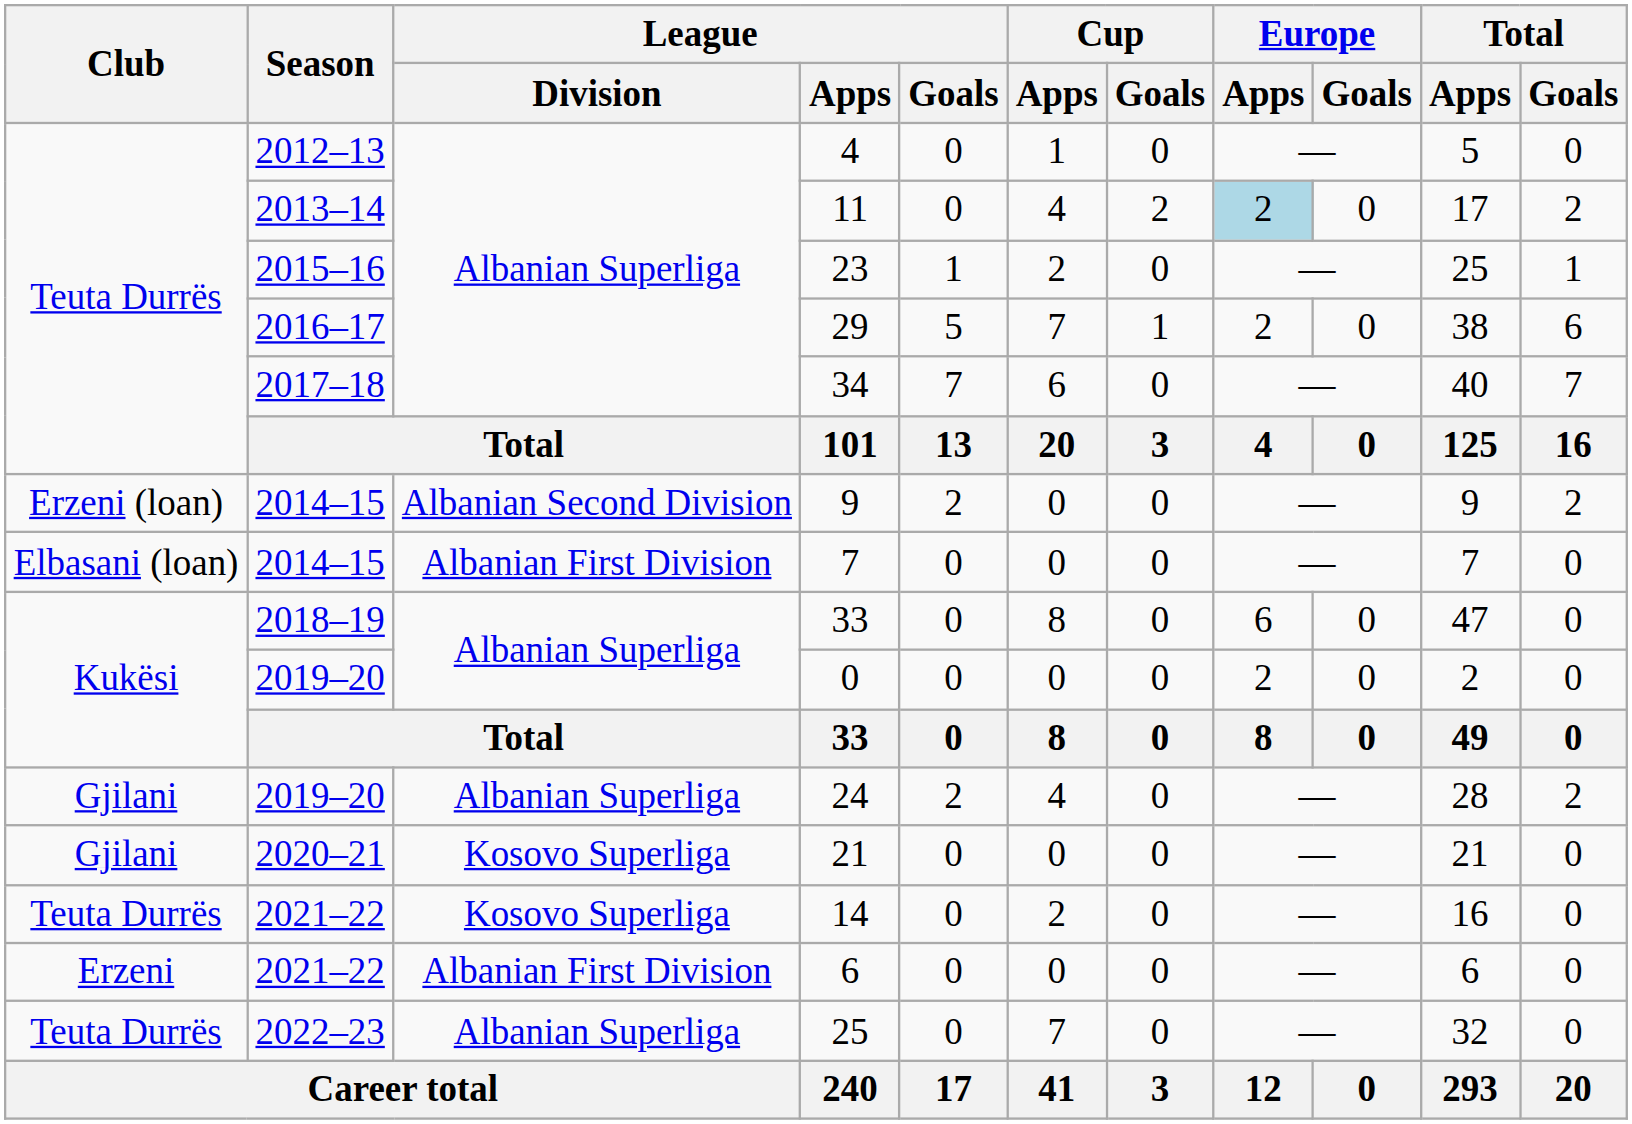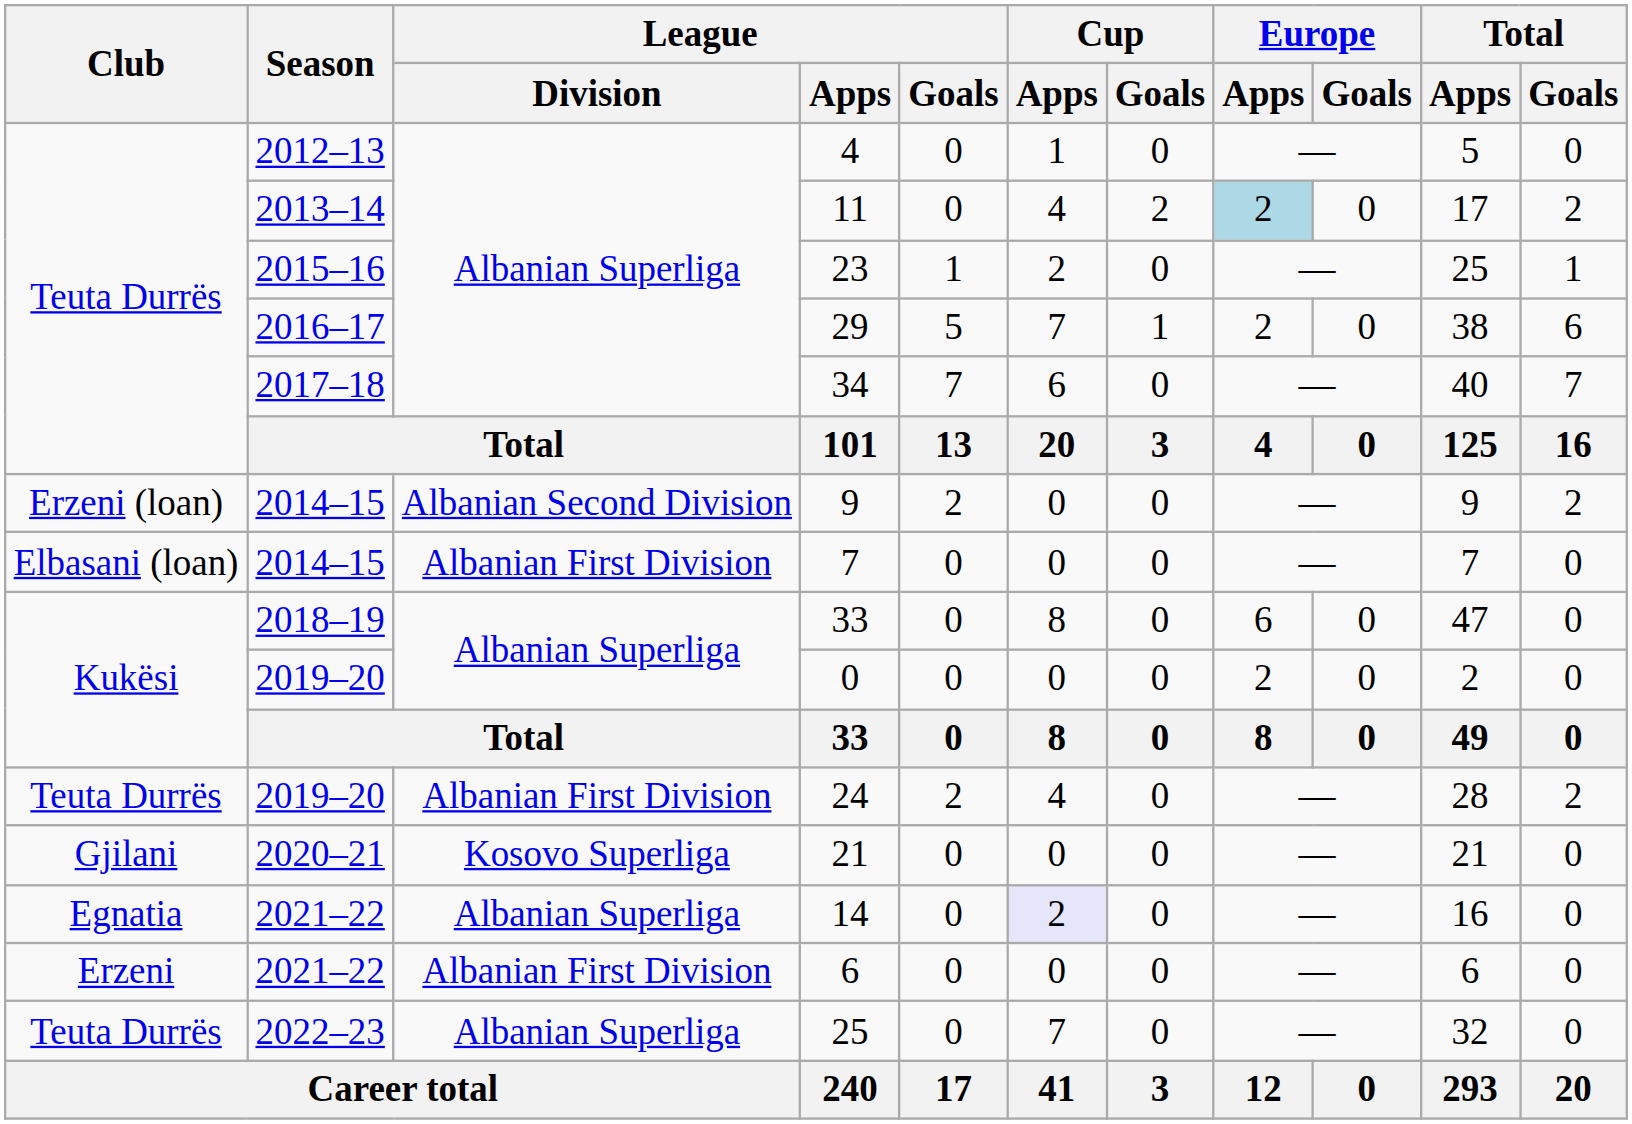(126, 795) Gjilani -> (126, 795) Teuta Durrës
(597, 795) Albanian Superliga -> (597, 795) Albanian First Division
(126, 913) Teuta Durrës -> (126, 913) Egnatia
(597, 913) Kosovo Superliga -> (597, 913) Albanian Superliga
(1057, 913) no background -> (1057, 913) lavender background
